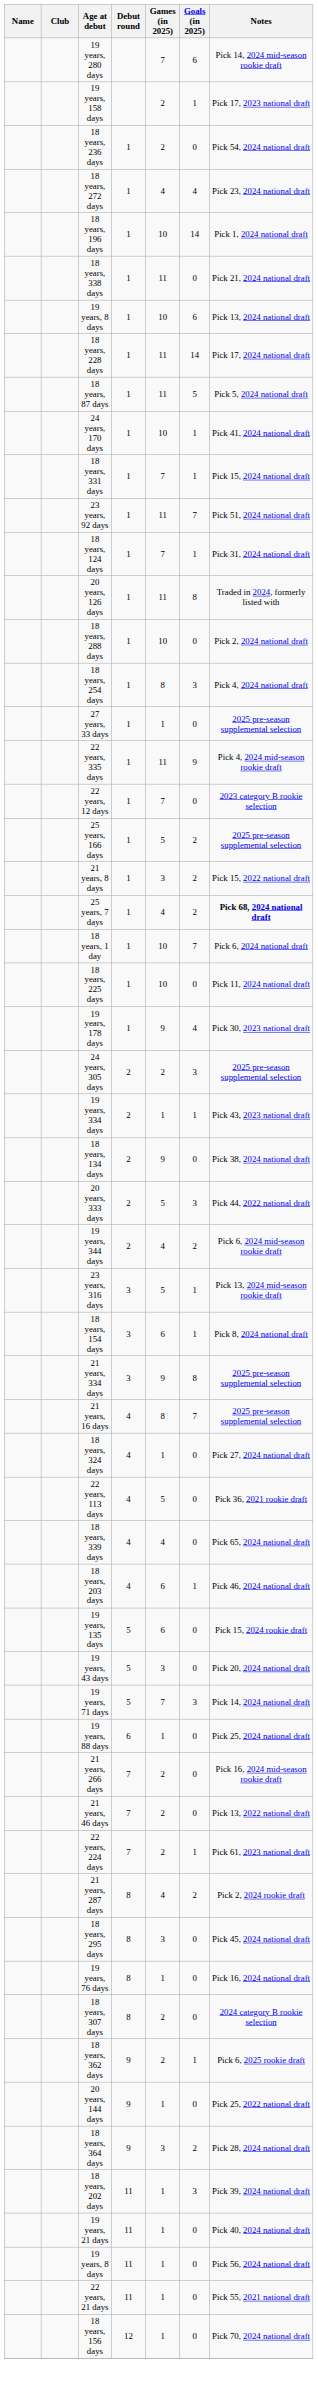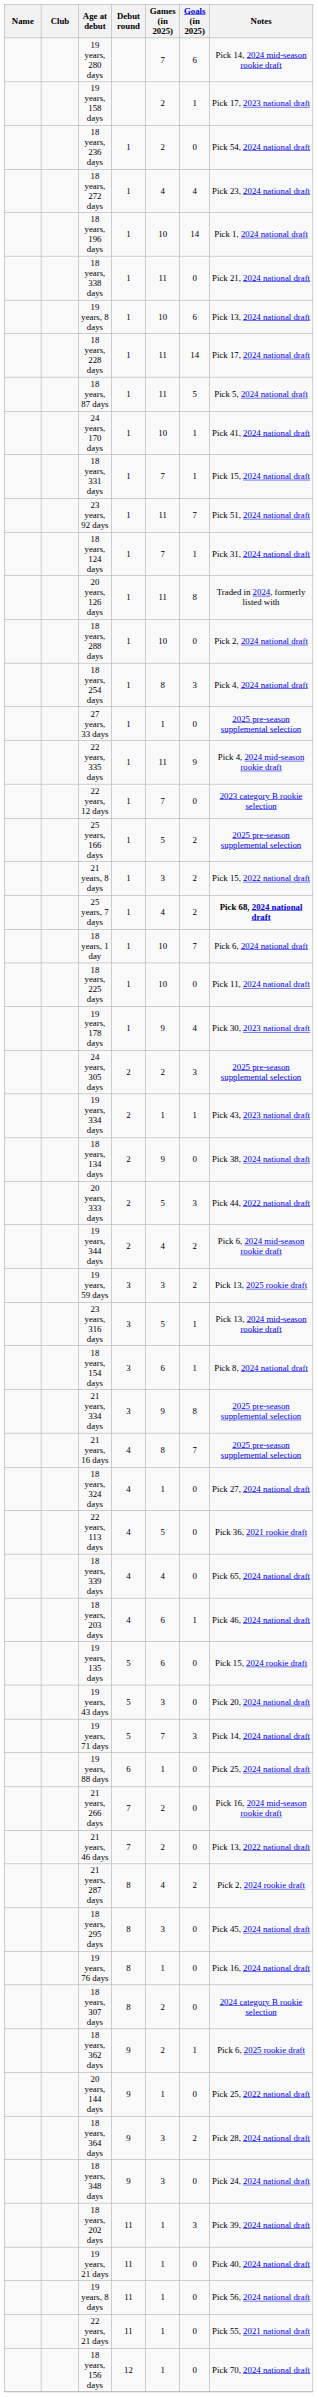+ row: (95, 1285)
- row: (95, 1852)
+ row: (95, 2181)
